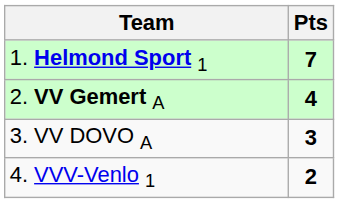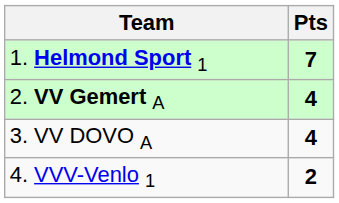(311, 138) 3 -> (311, 138) 4
